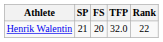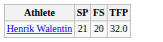- column: (144, 13)
